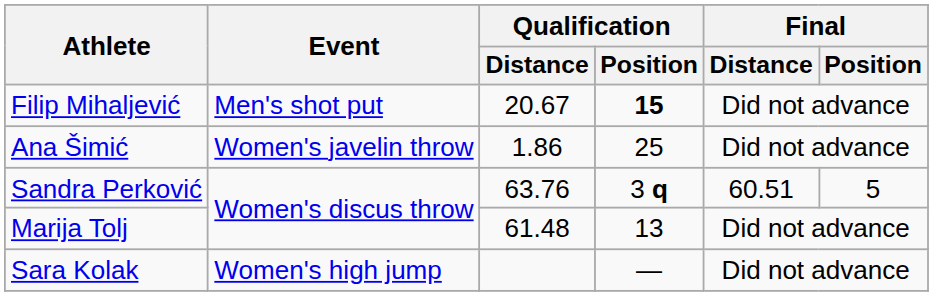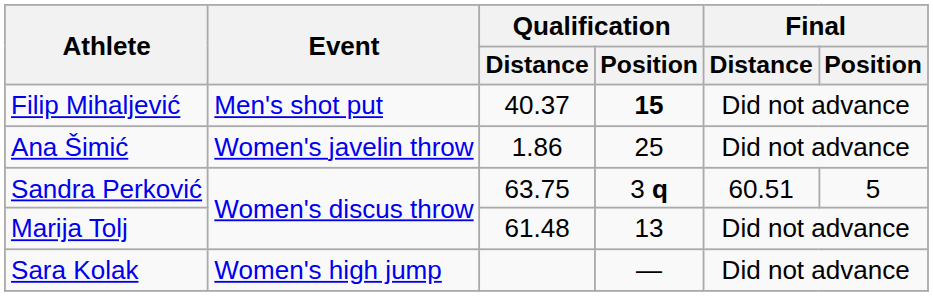(537, 106) 20.67 -> (537, 106) 40.37
(537, 188) 63.76 -> (537, 188) 63.75
